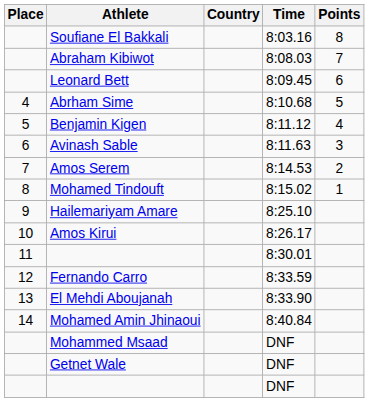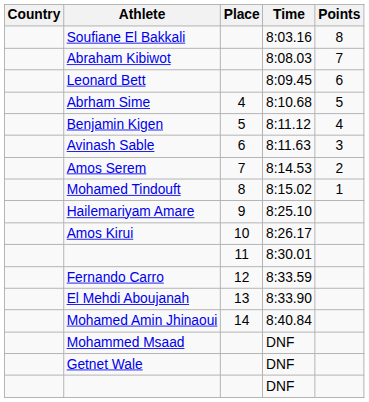columns swapped: (26, 15) <-> (233, 15)
